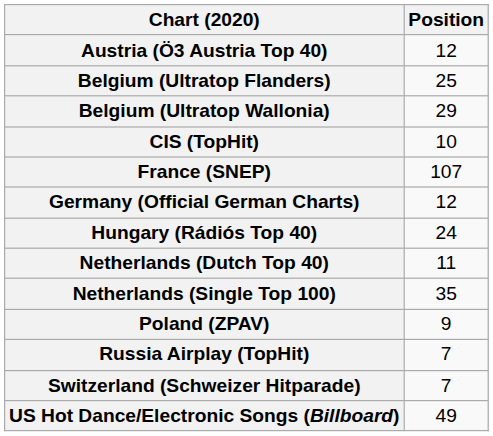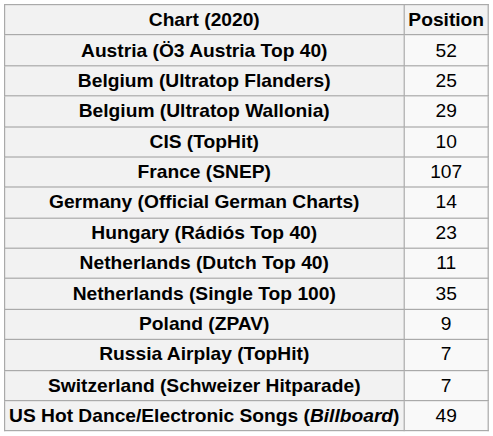(446, 50) 12 -> (446, 50) 52
(446, 202) 12 -> (446, 202) 14
(446, 232) 24 -> (446, 232) 23
